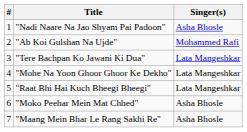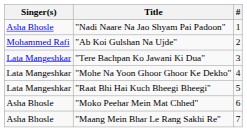columns swapped: (9, 12) <-> (208, 12)
